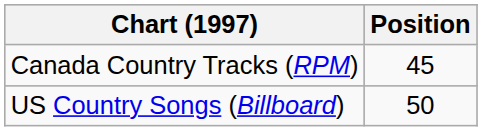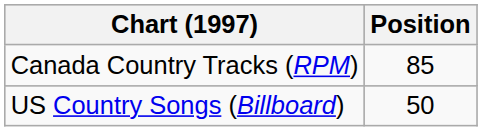(420, 65) 45 -> (420, 65) 85
